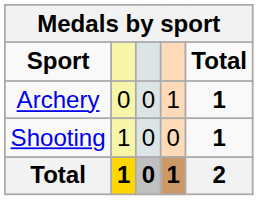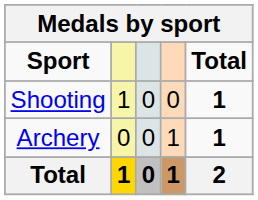rows swapped: (58, 137) <-> (58, 99)
